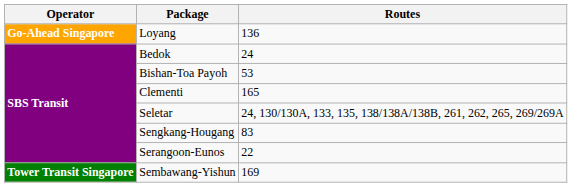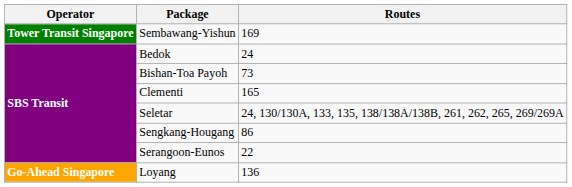rows swapped: (158, 33) <-> (187, 171)
(247, 73) 53 -> (247, 73) 73
(247, 132) 83 -> (247, 132) 86
